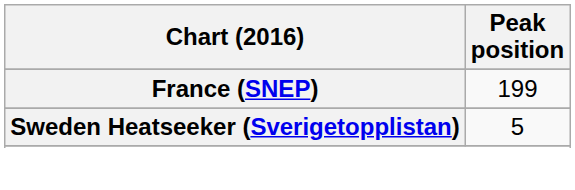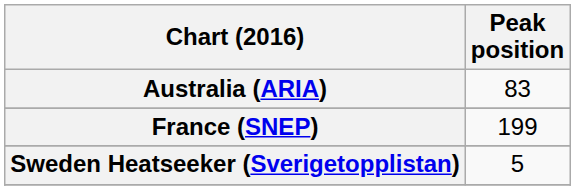+ row: (235, 88)
